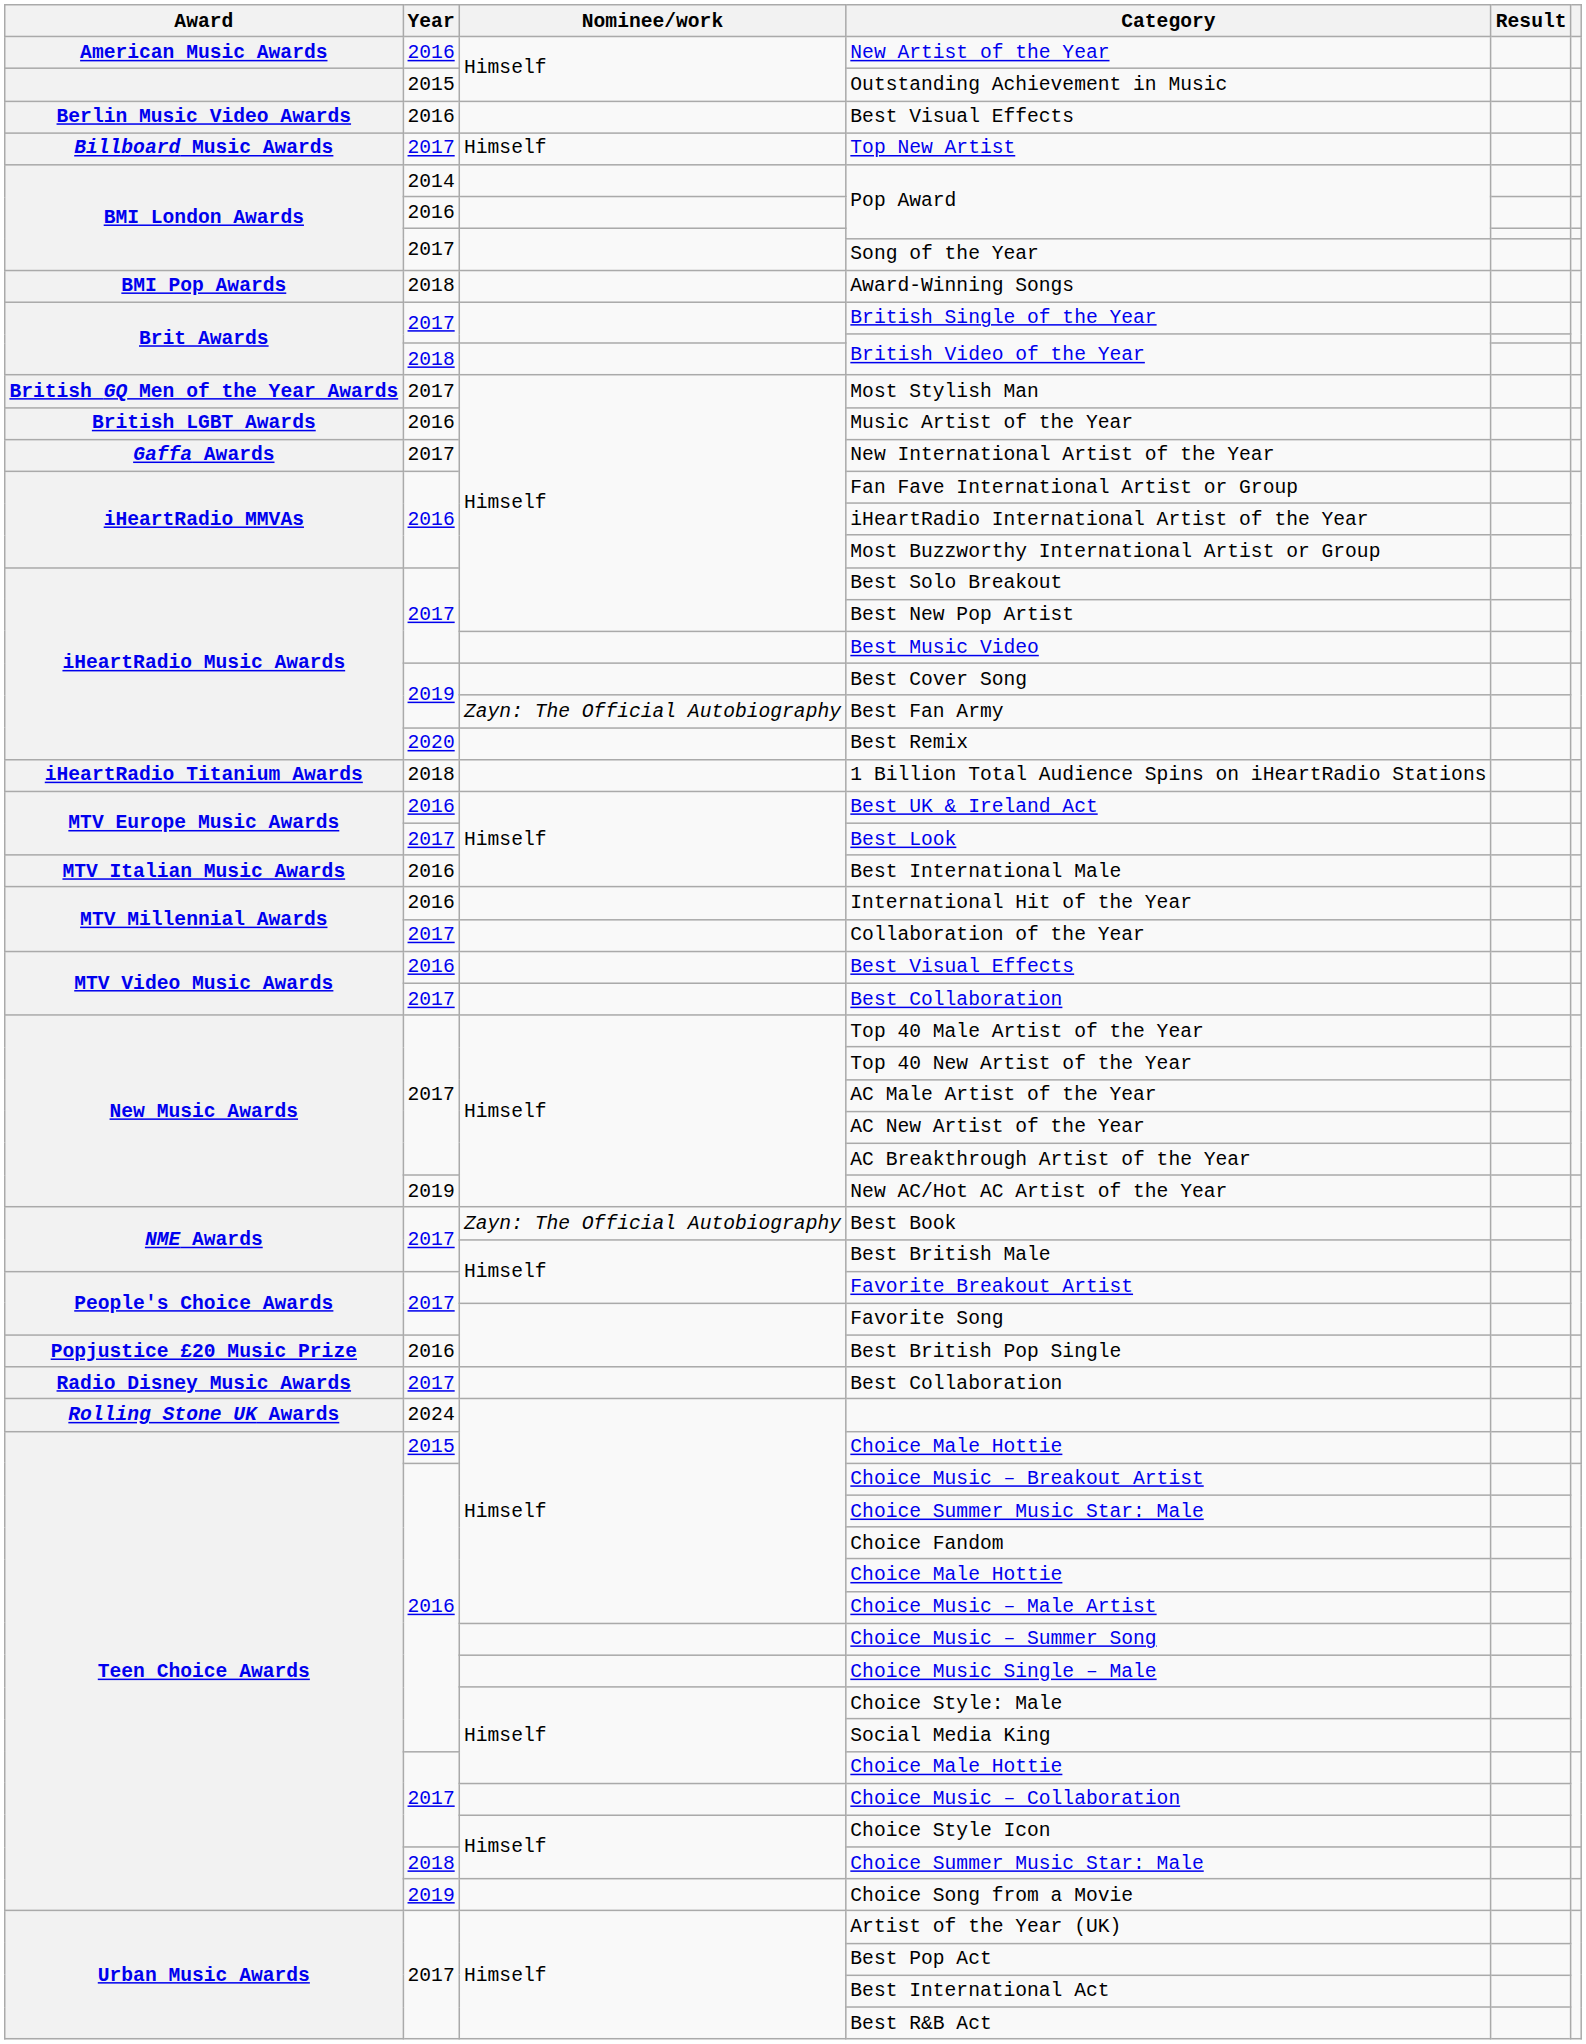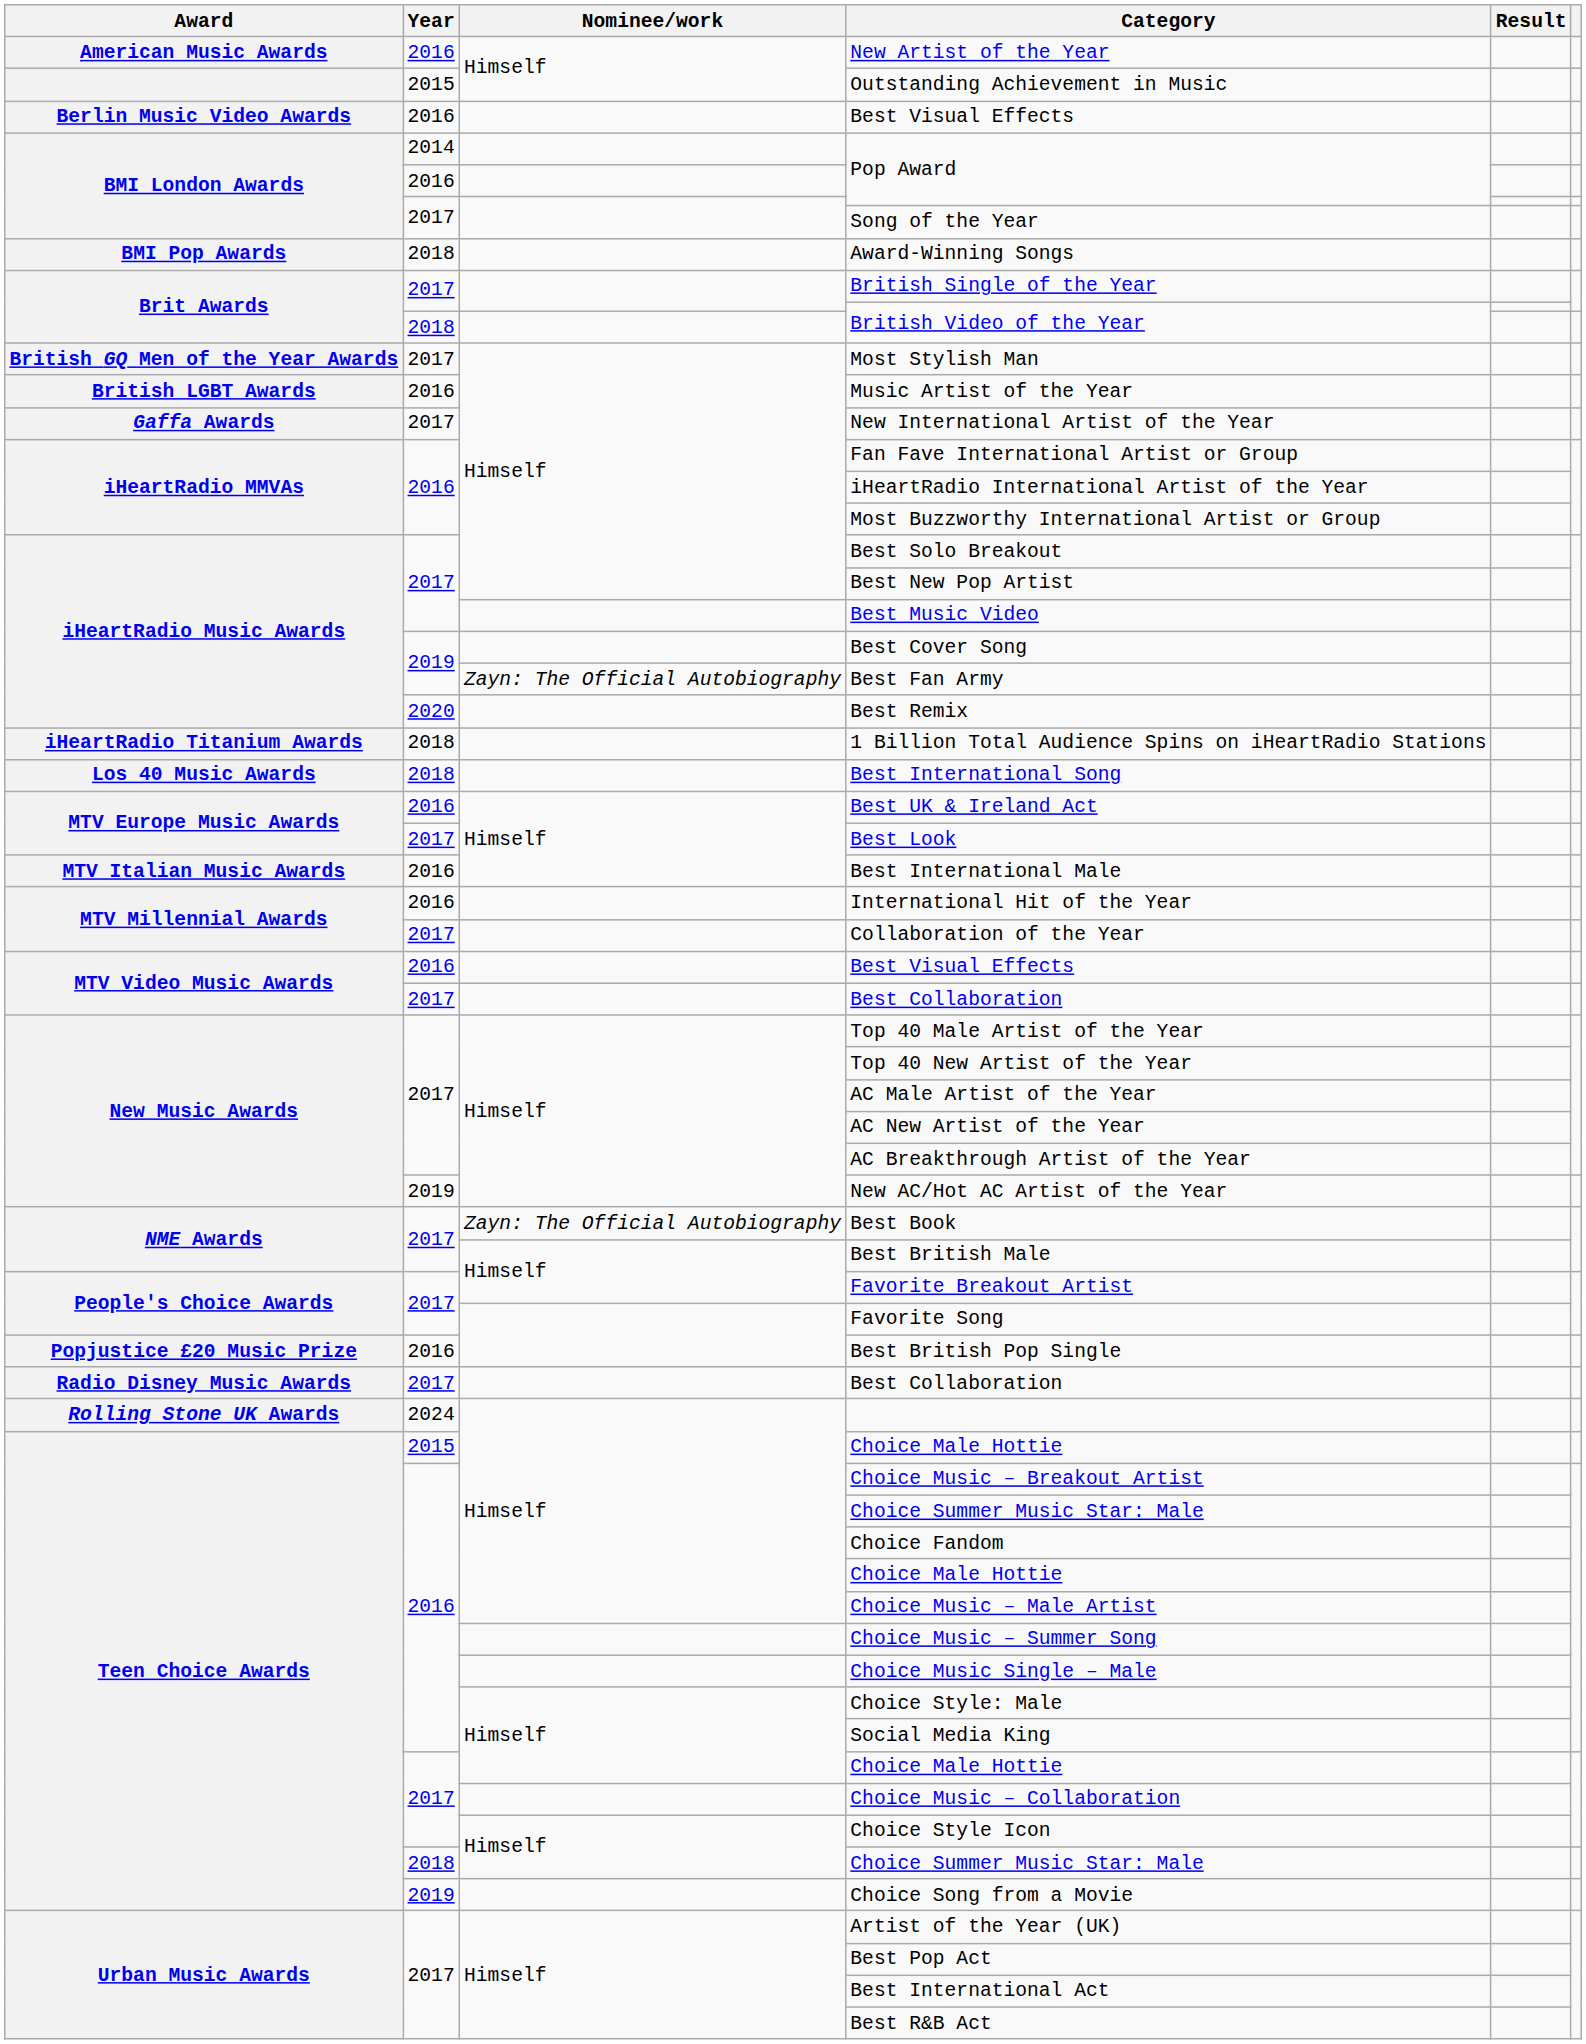- row: (431, 149)
+ row: (431, 775)
